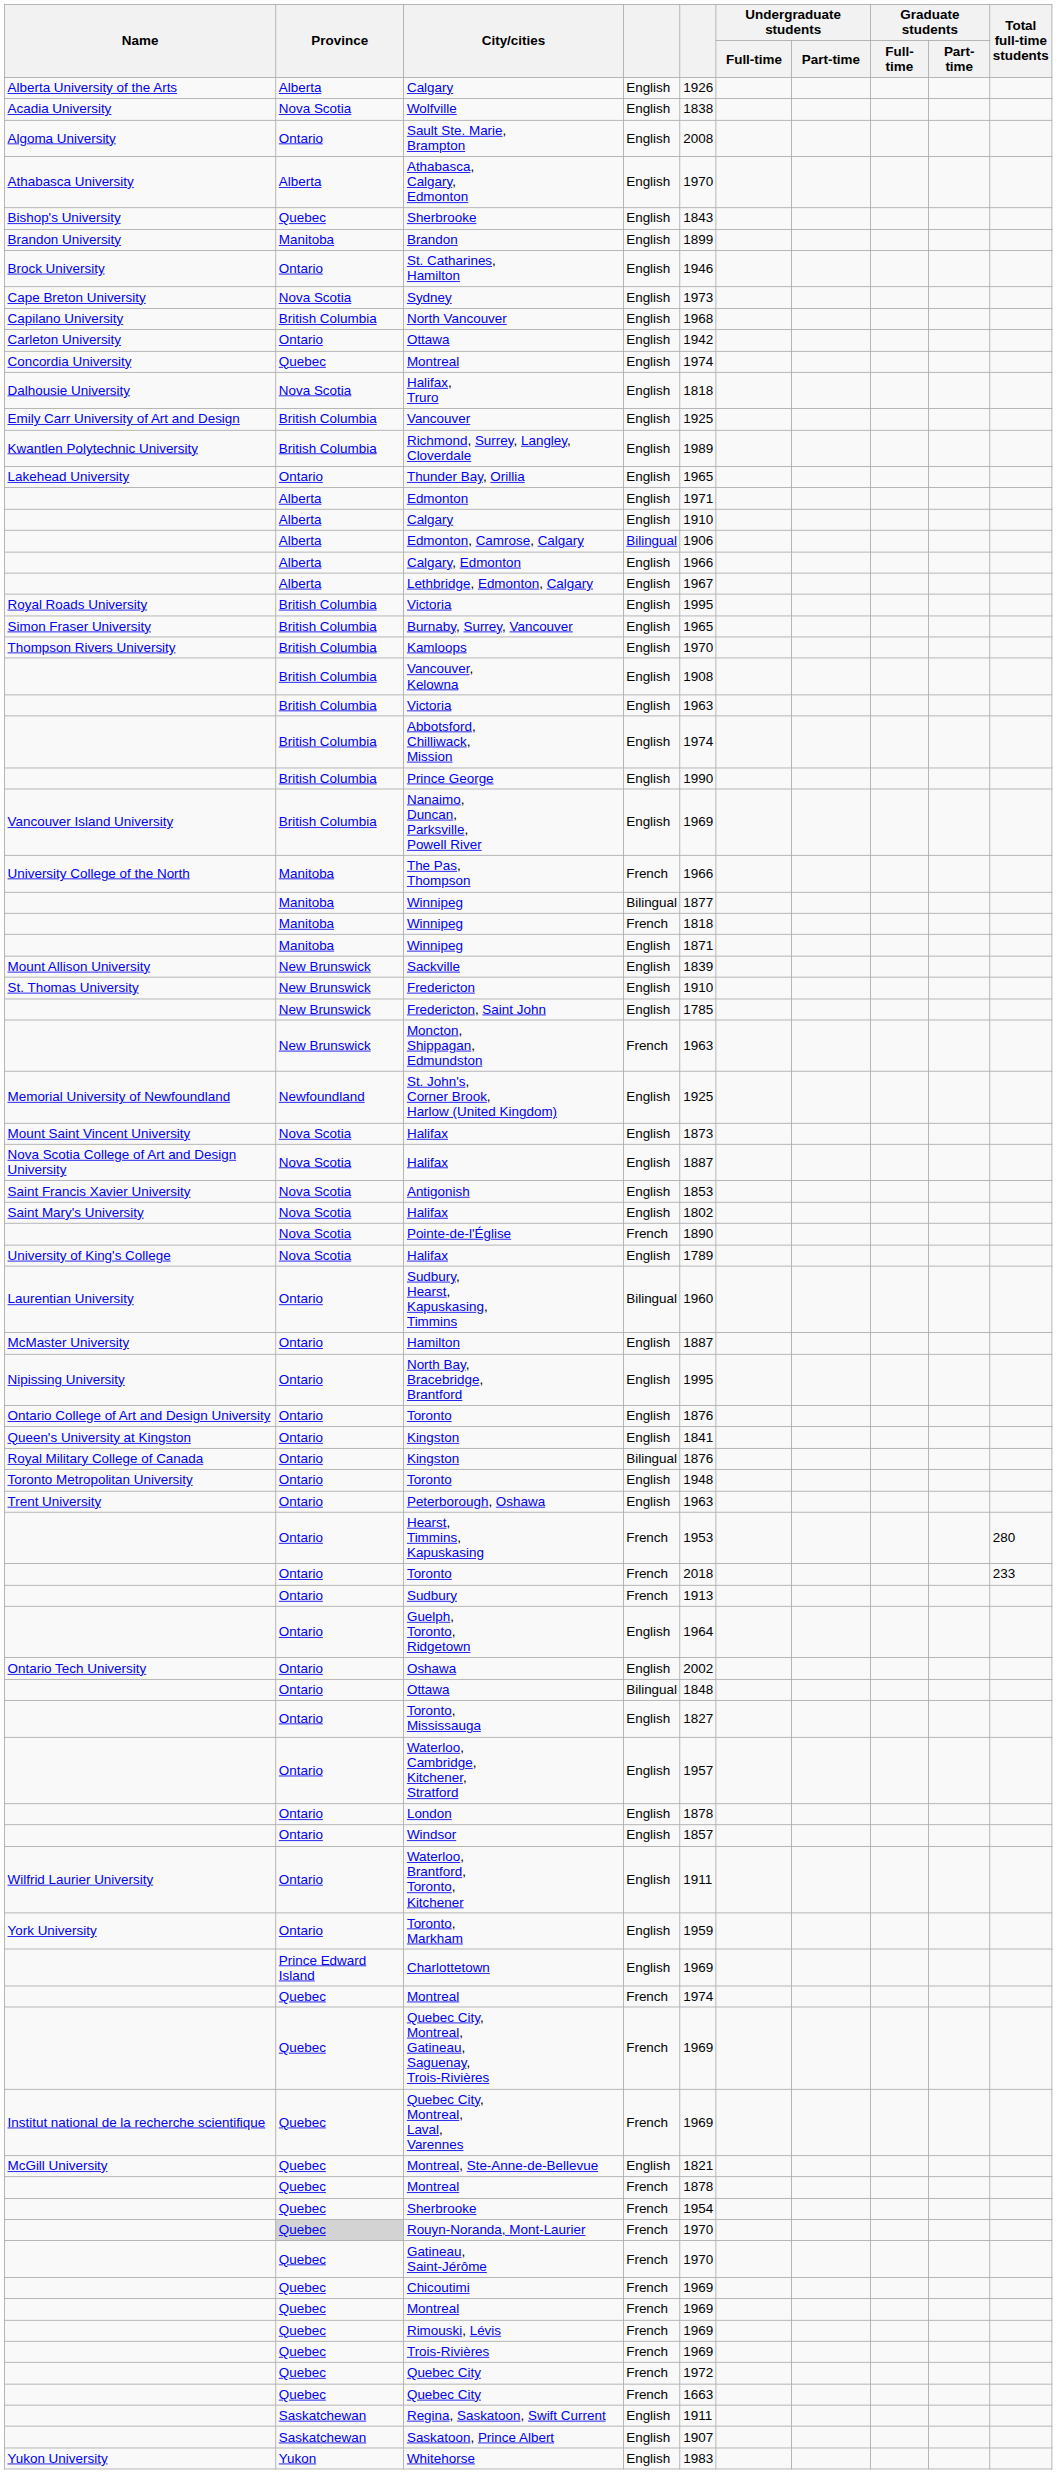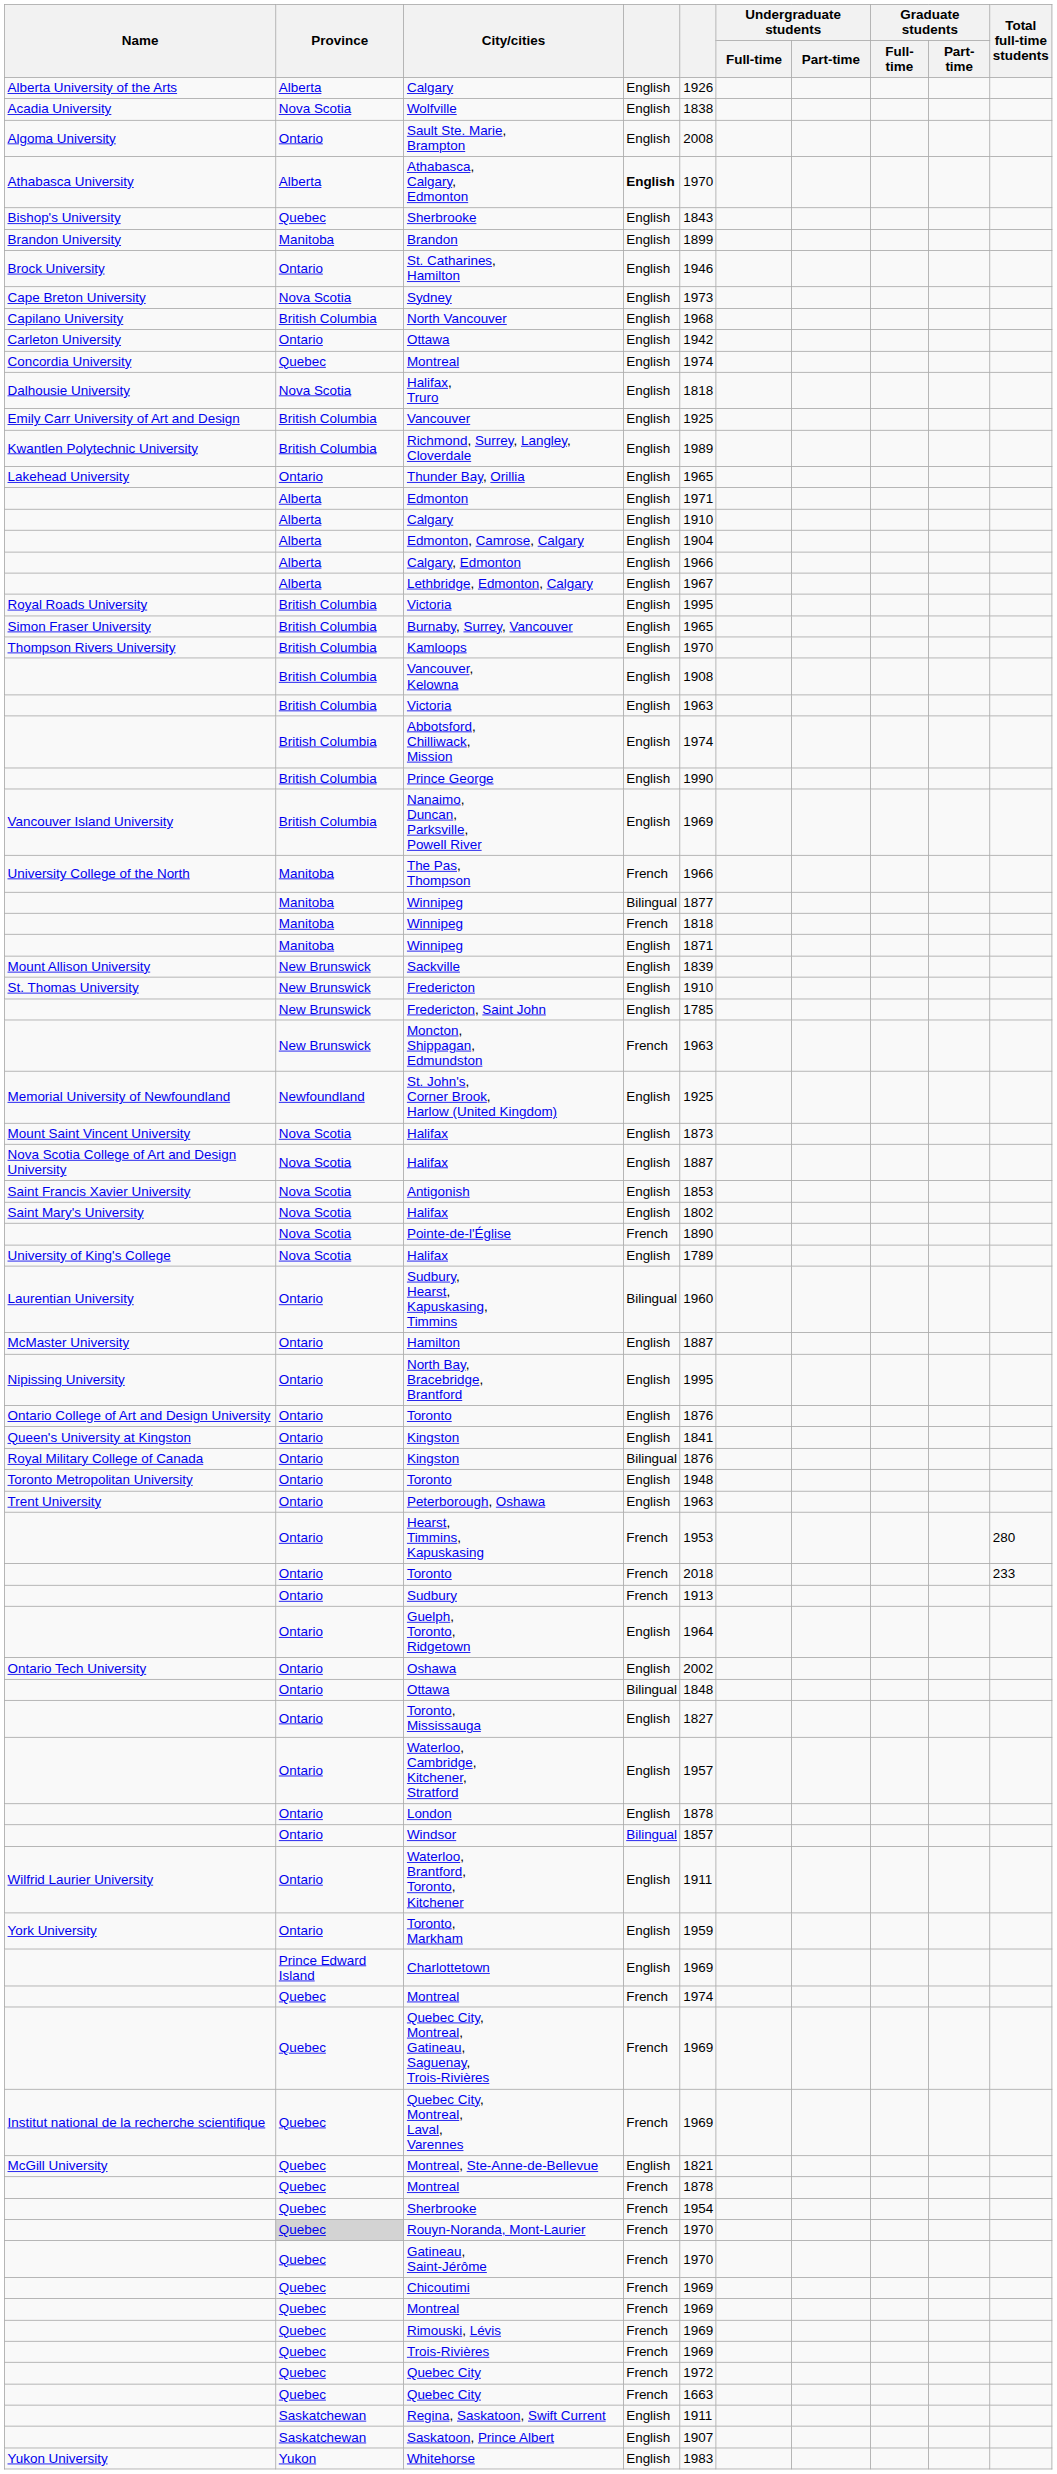(648, 182) normal -> (650, 182) bold
(652, 541) Bilingual -> (648, 541) English
(698, 541) 1906 -> (698, 541) 1904
(648, 1835) English -> (652, 1835) Bilingual
